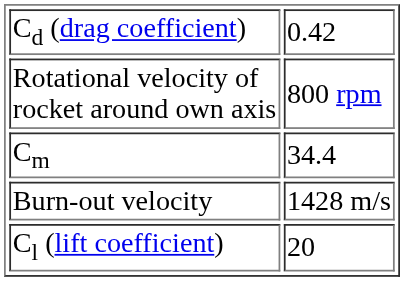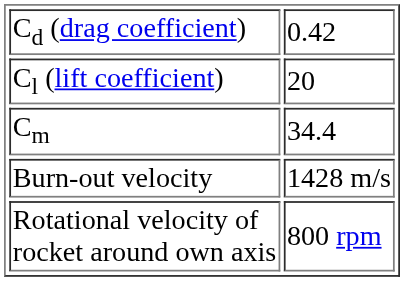rows swapped: (118, 247) <-> (145, 93)
